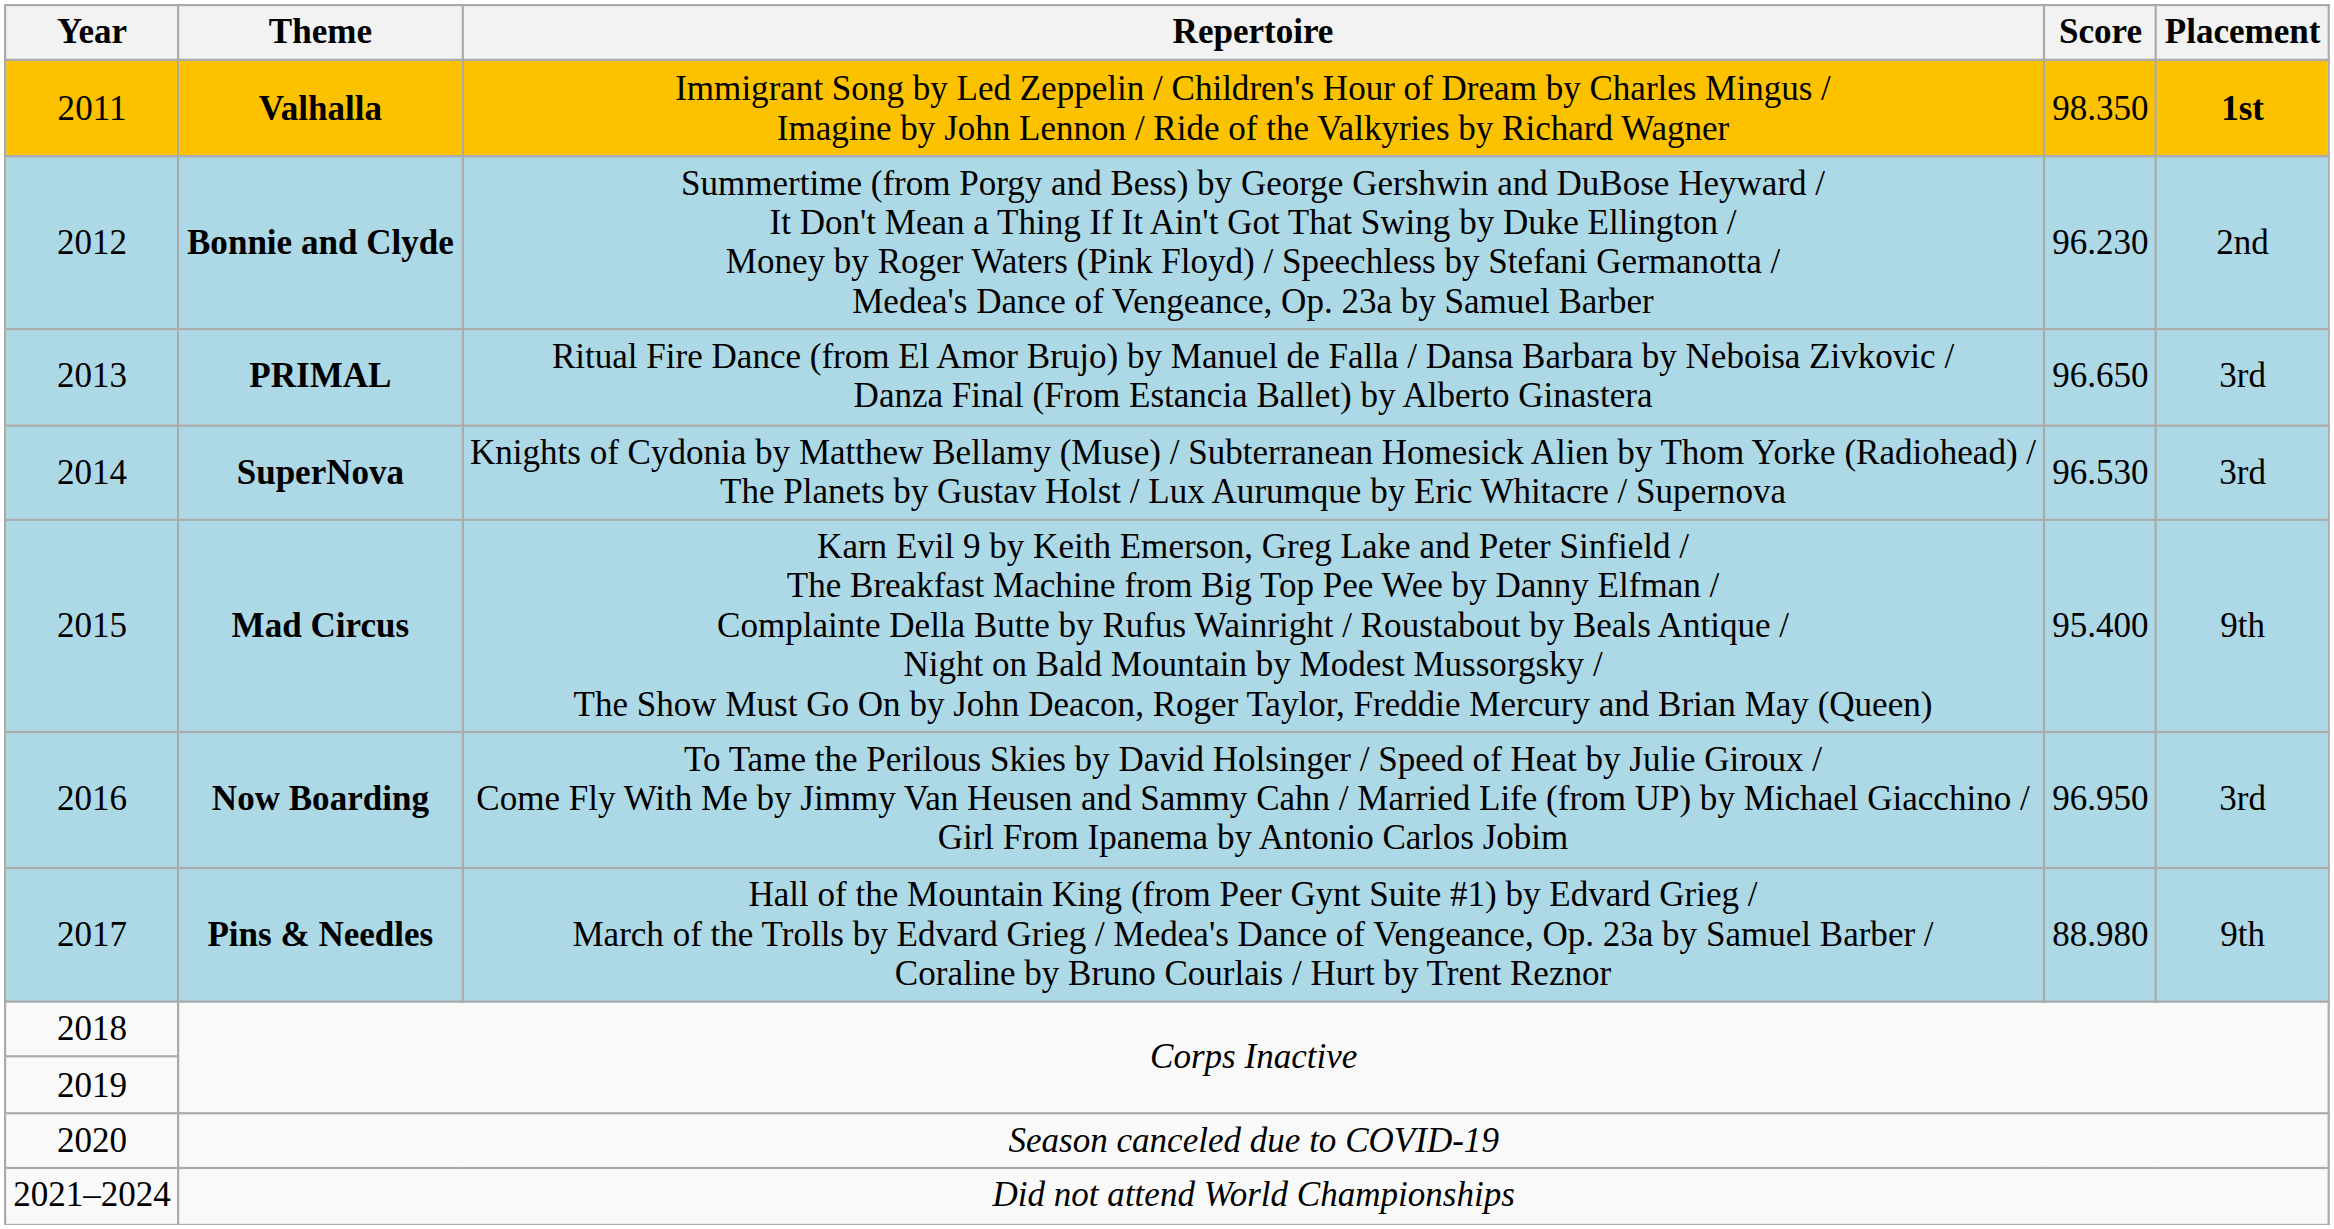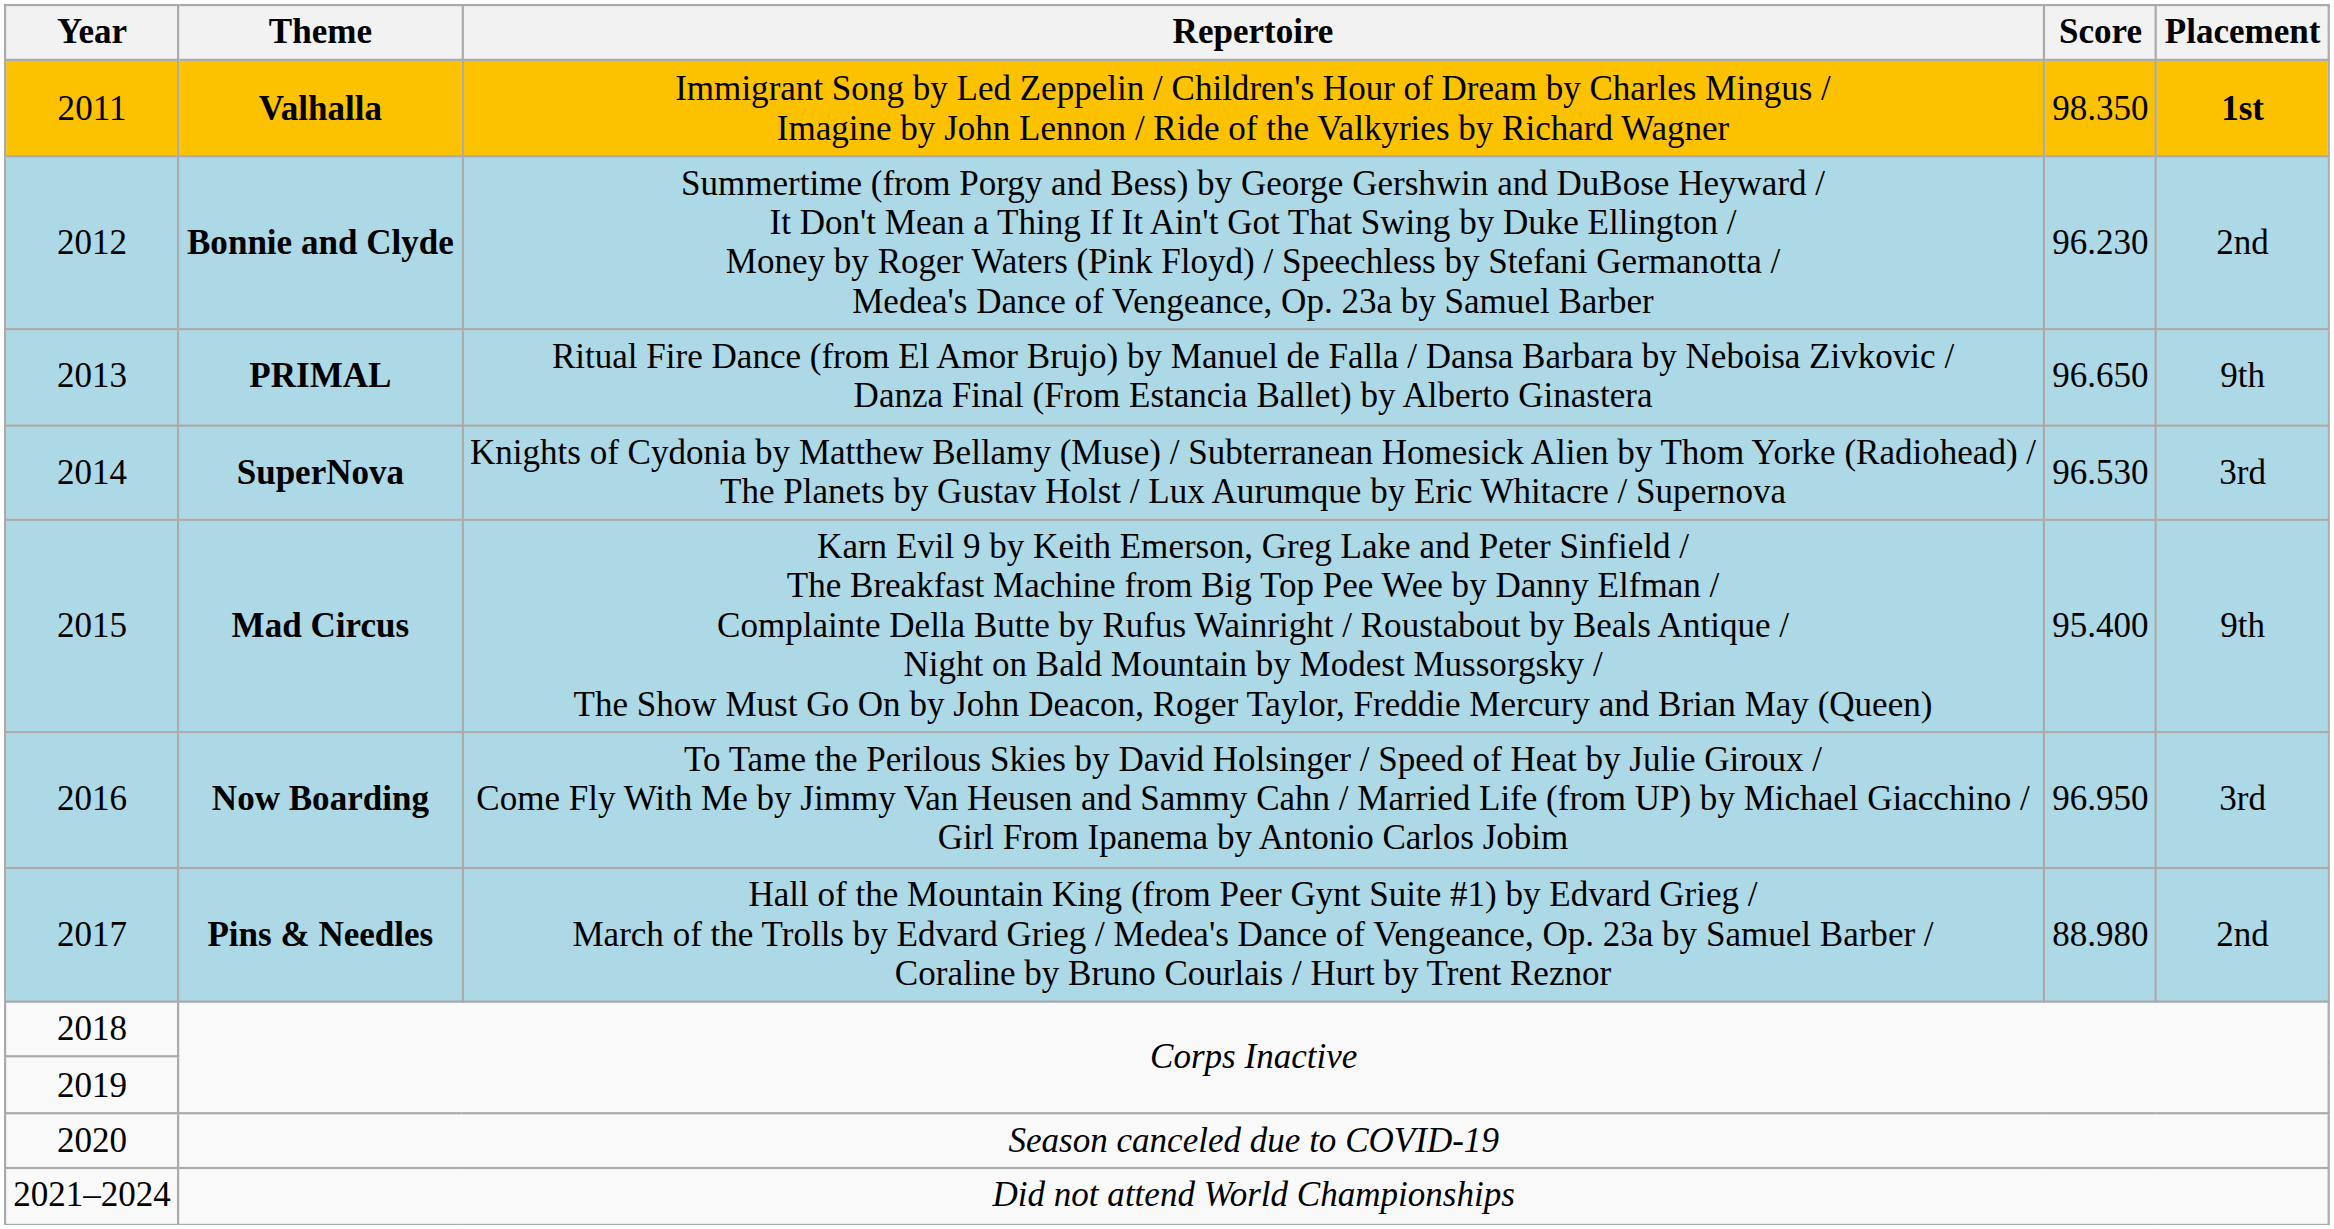(2243, 376) 3rd -> (2243, 376) 9th
(2243, 933) 9th -> (2243, 933) 2nd
